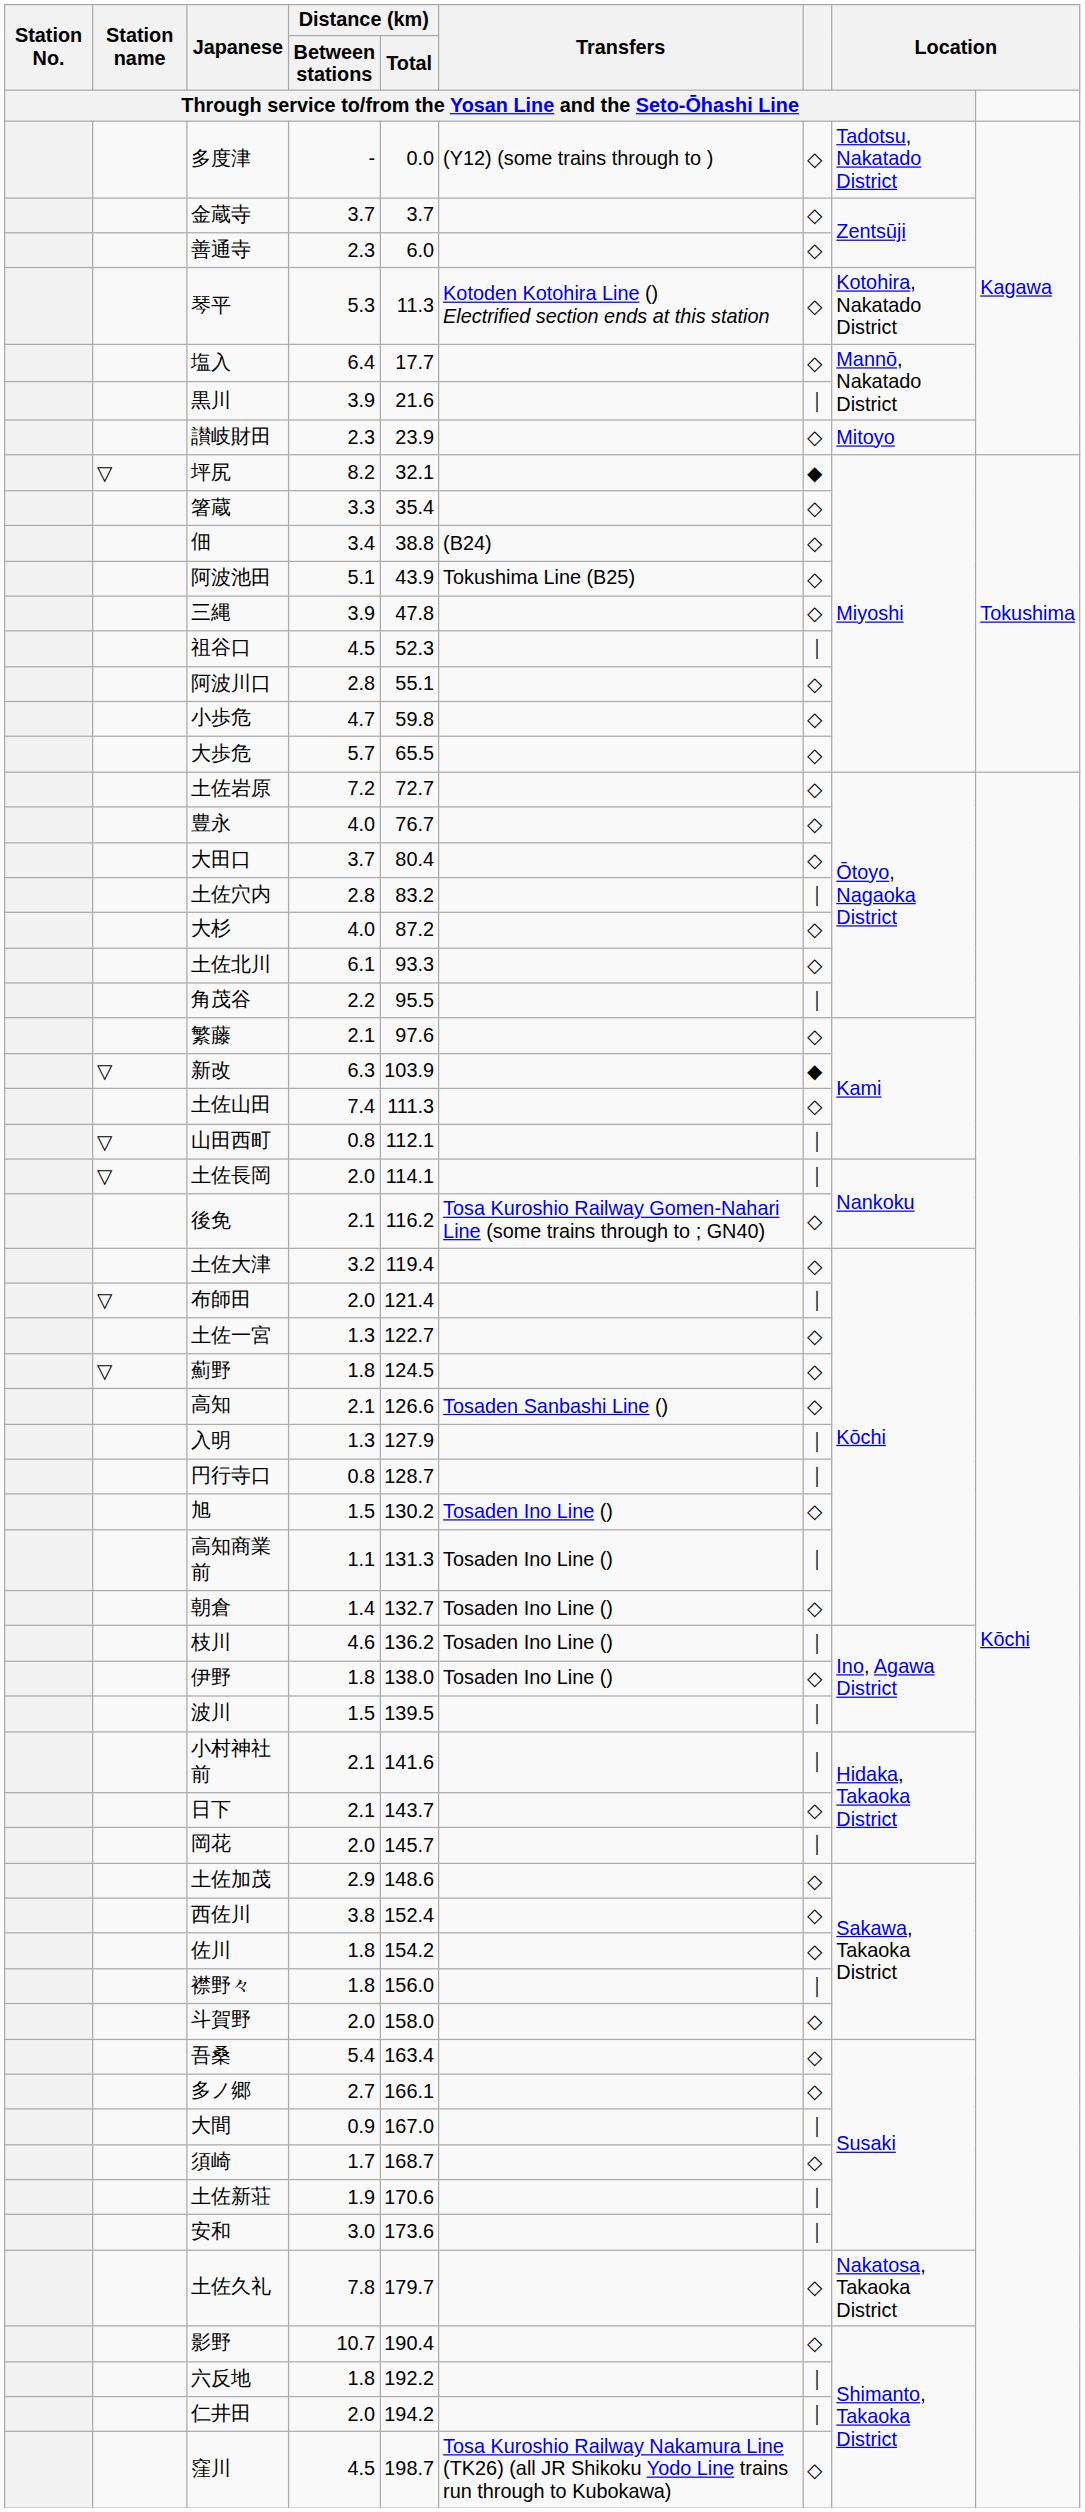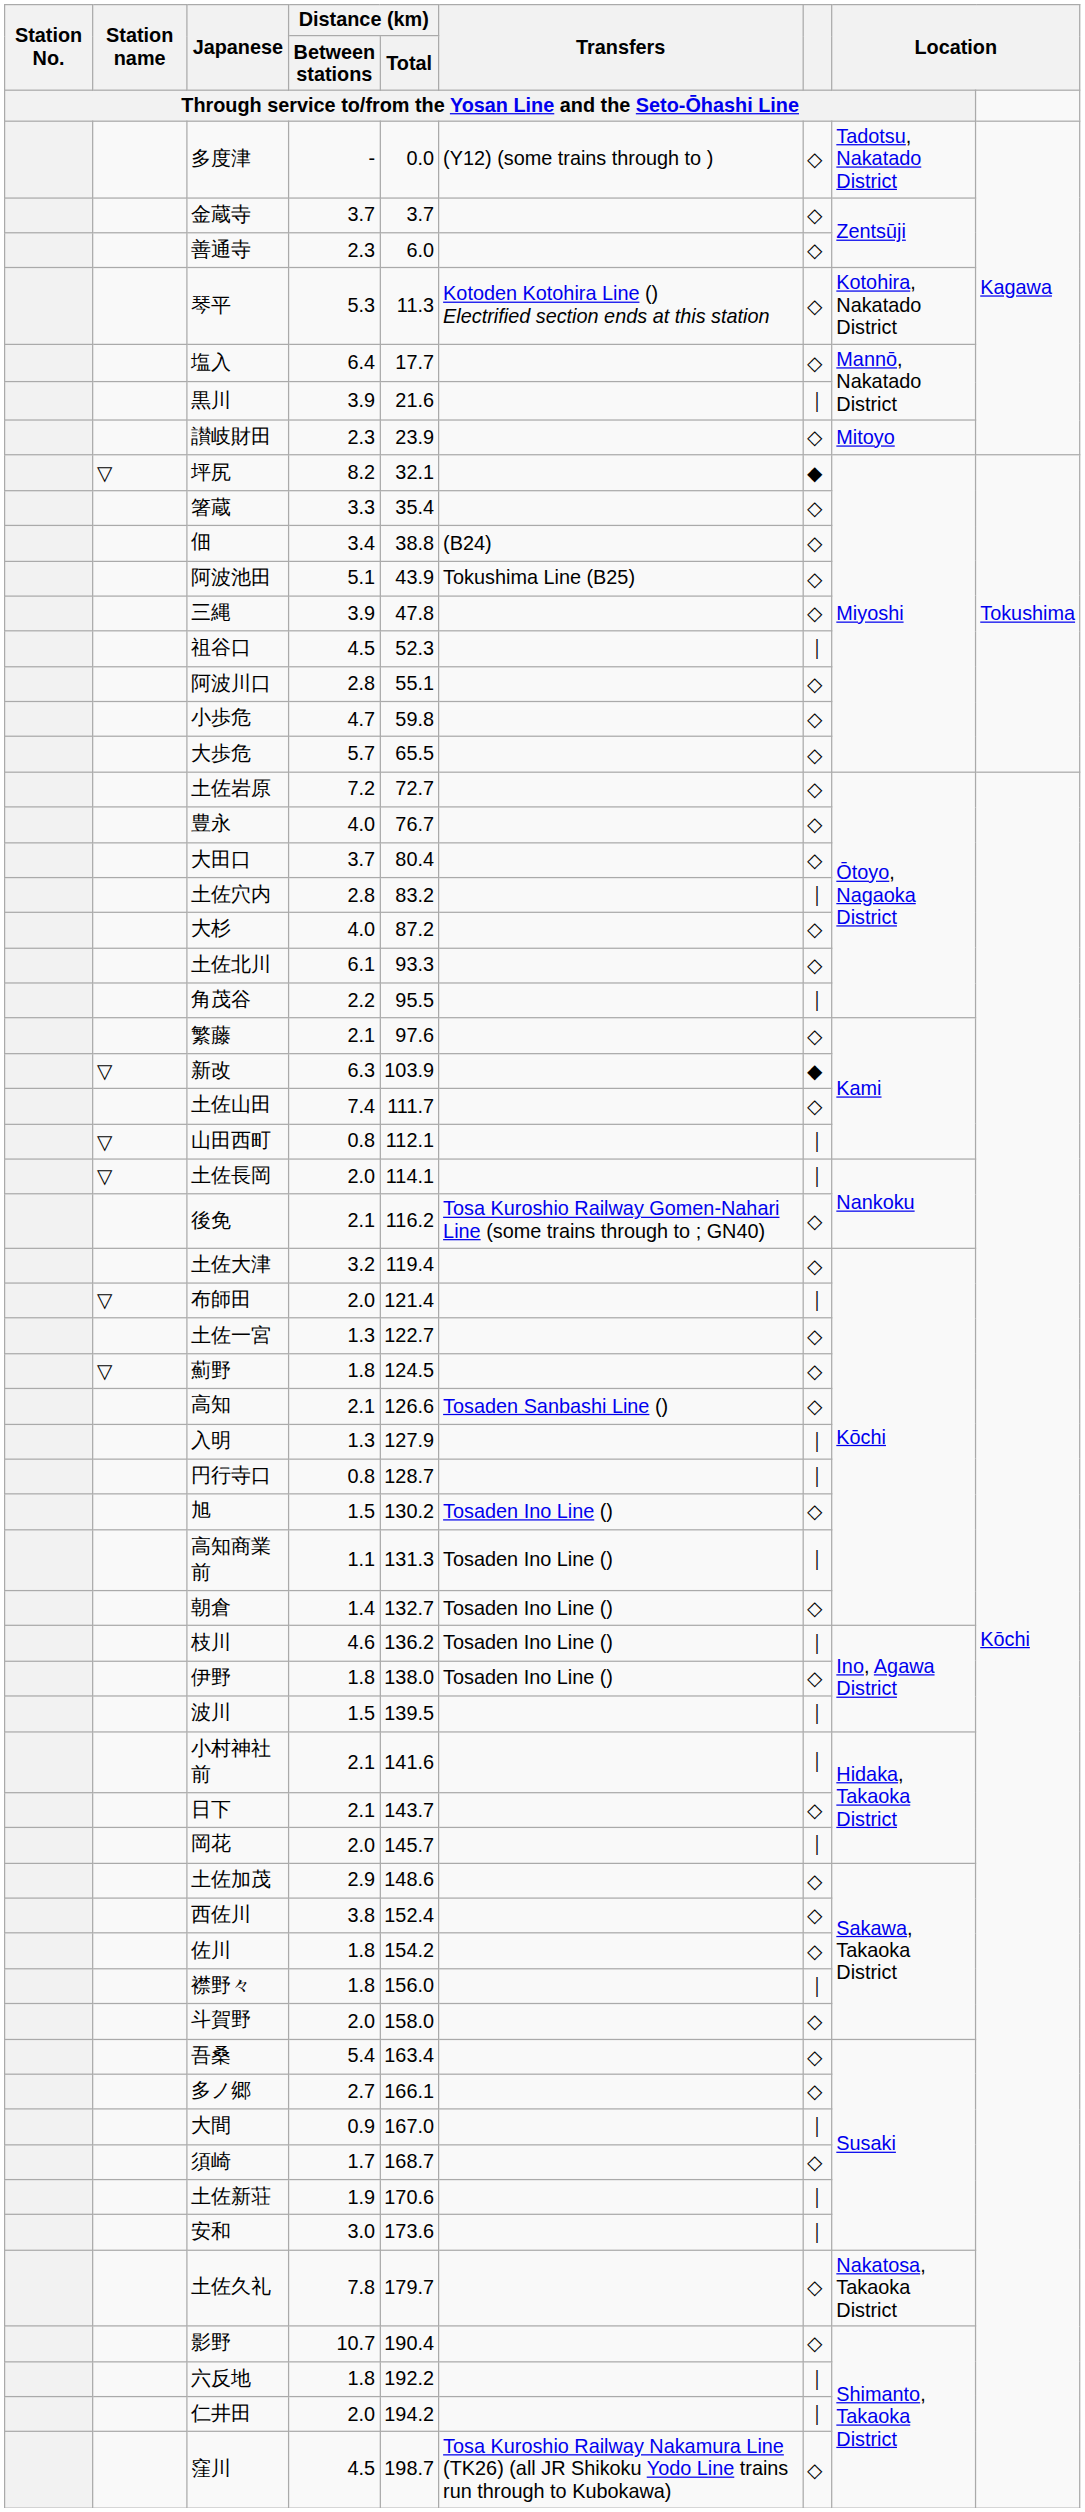(411, 1106) 111.3 -> (411, 1106) 111.7
